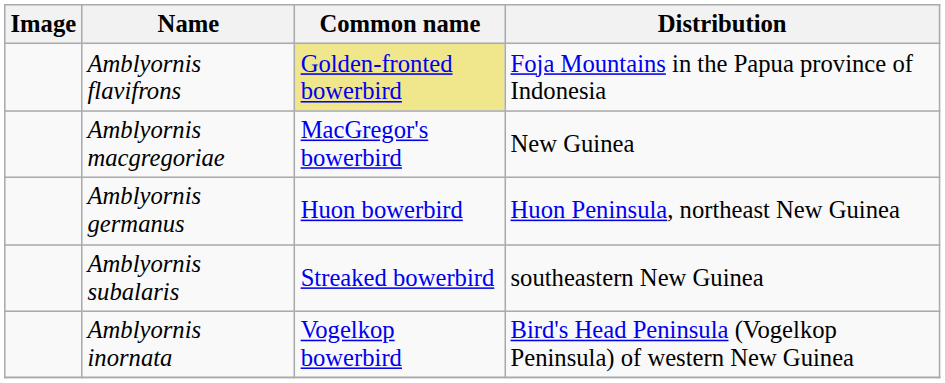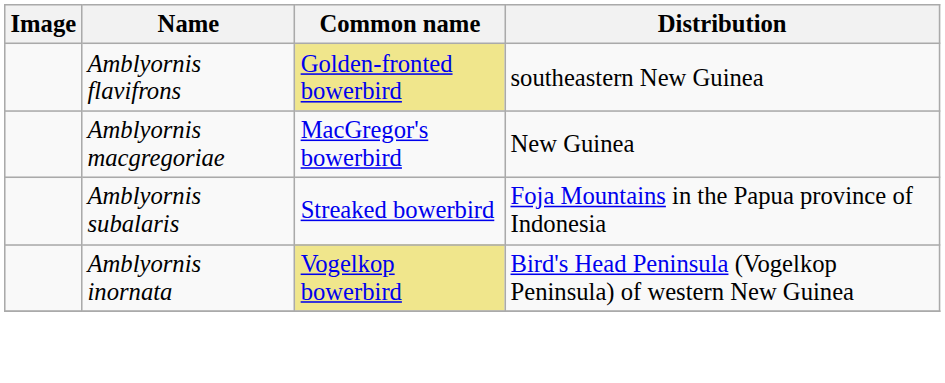(712, 76) Foja Mountains in the Papua province of Indonesia -> (637, 76) southeastern New Guinea
- row: (144, 210)
(637, 277) southeastern New Guinea -> (712, 210) Foja Mountains in the Papua province of Indonesia
(351, 344) no background -> (351, 277) khaki background
